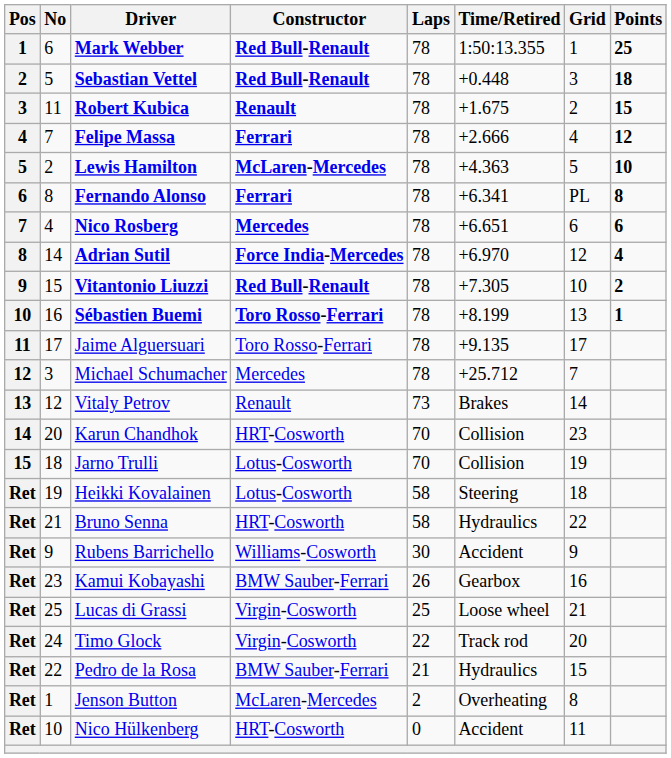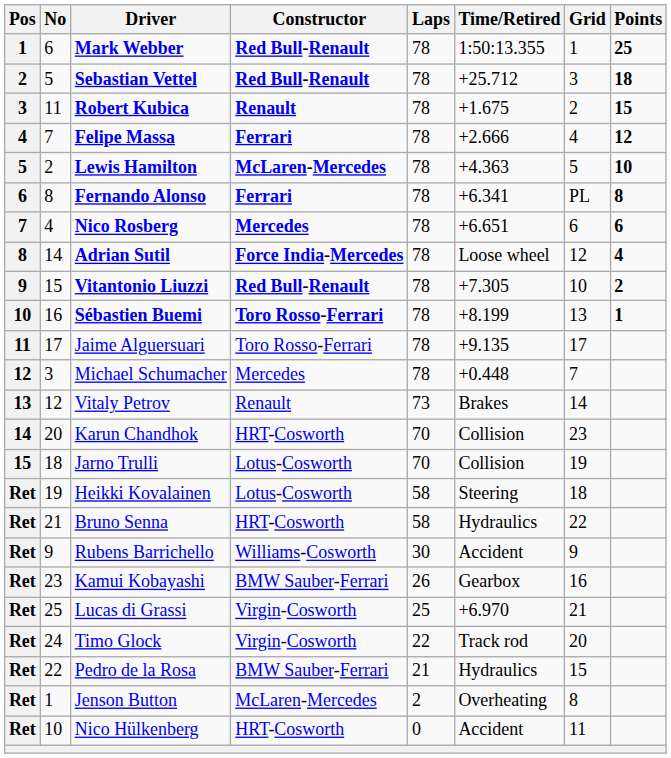(484, 78) +0.448 -> (488, 78) +25.712
(484, 255) +6.970 -> (504, 255) Loose wheel
(488, 374) +25.712 -> (484, 374) +0.448
(504, 611) Loose wheel -> (484, 611) +6.970
